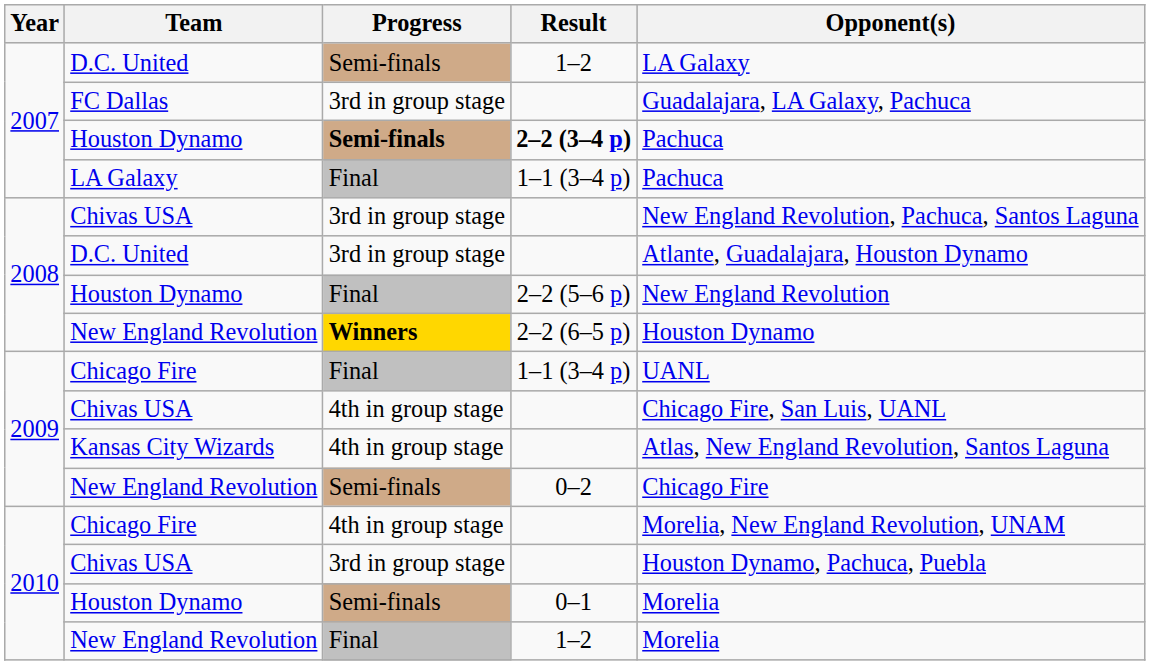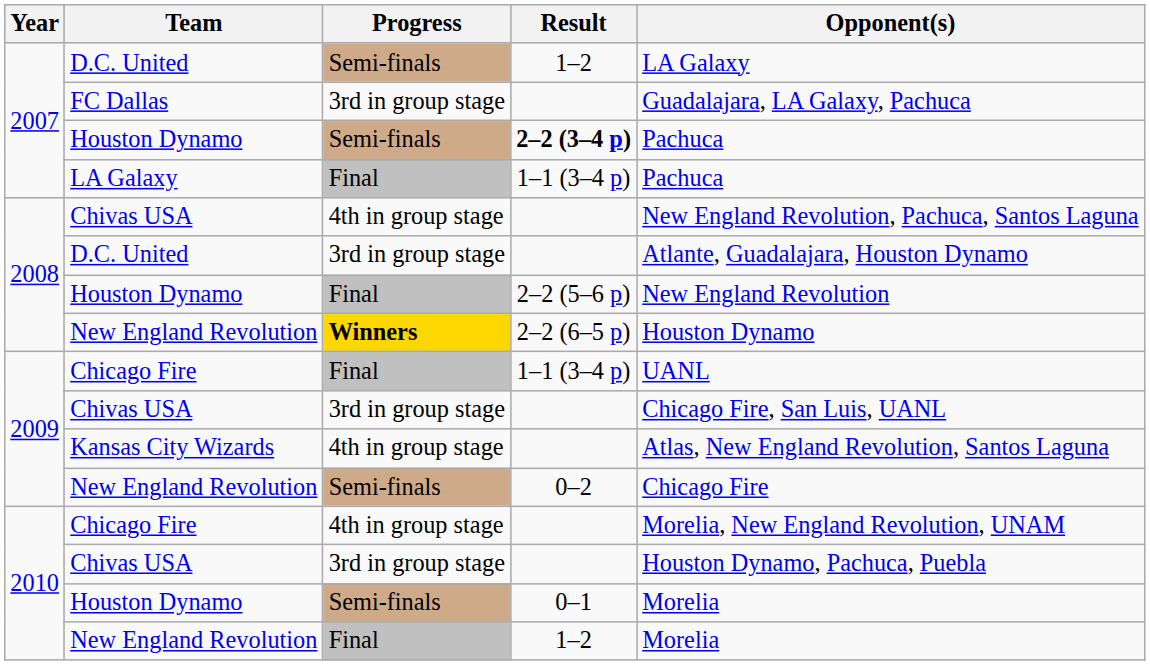(387, 139) bold -> (385, 139) normal
(417, 216) 3rd in group stage -> (416, 216) 4th in group stage
(416, 409) 4th in group stage -> (417, 409) 3rd in group stage
